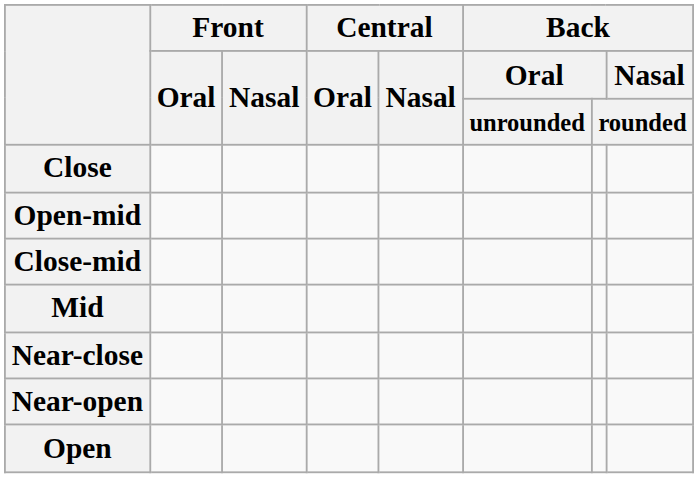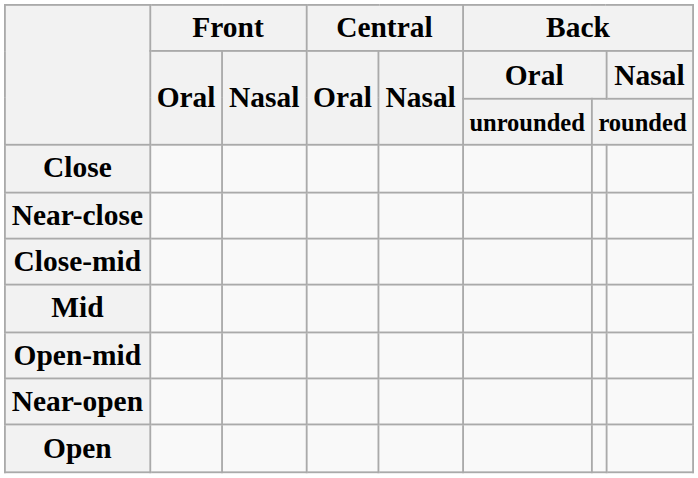rows swapped: (77, 354) <-> (77, 214)
